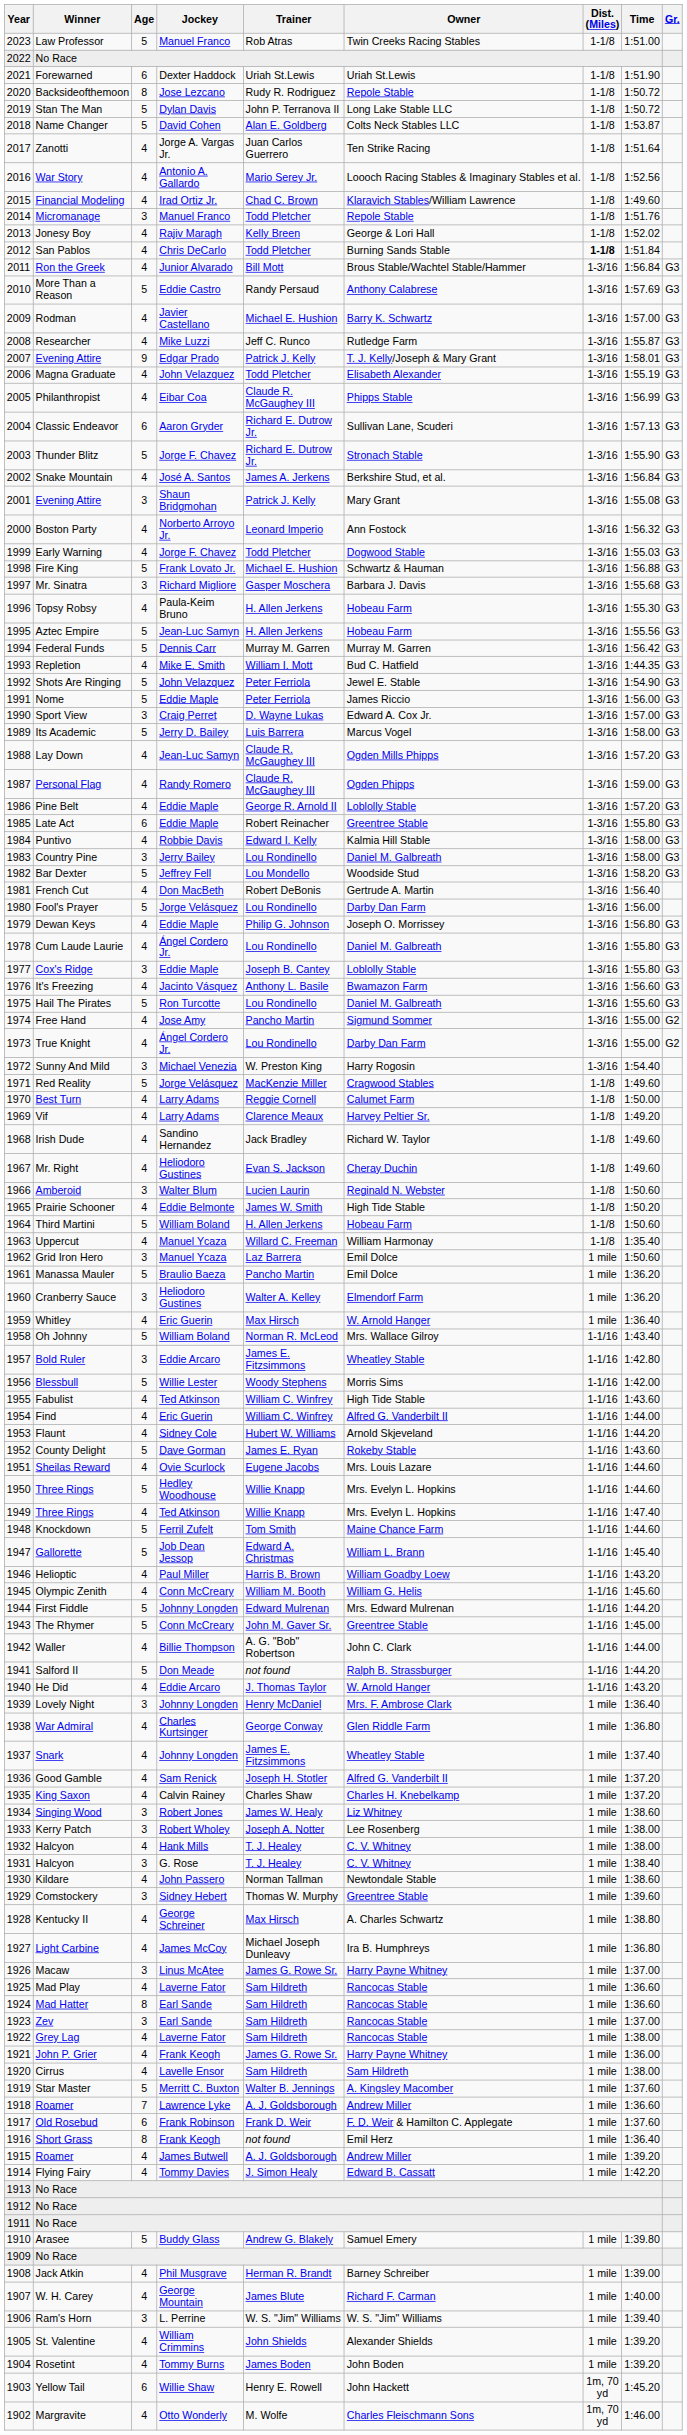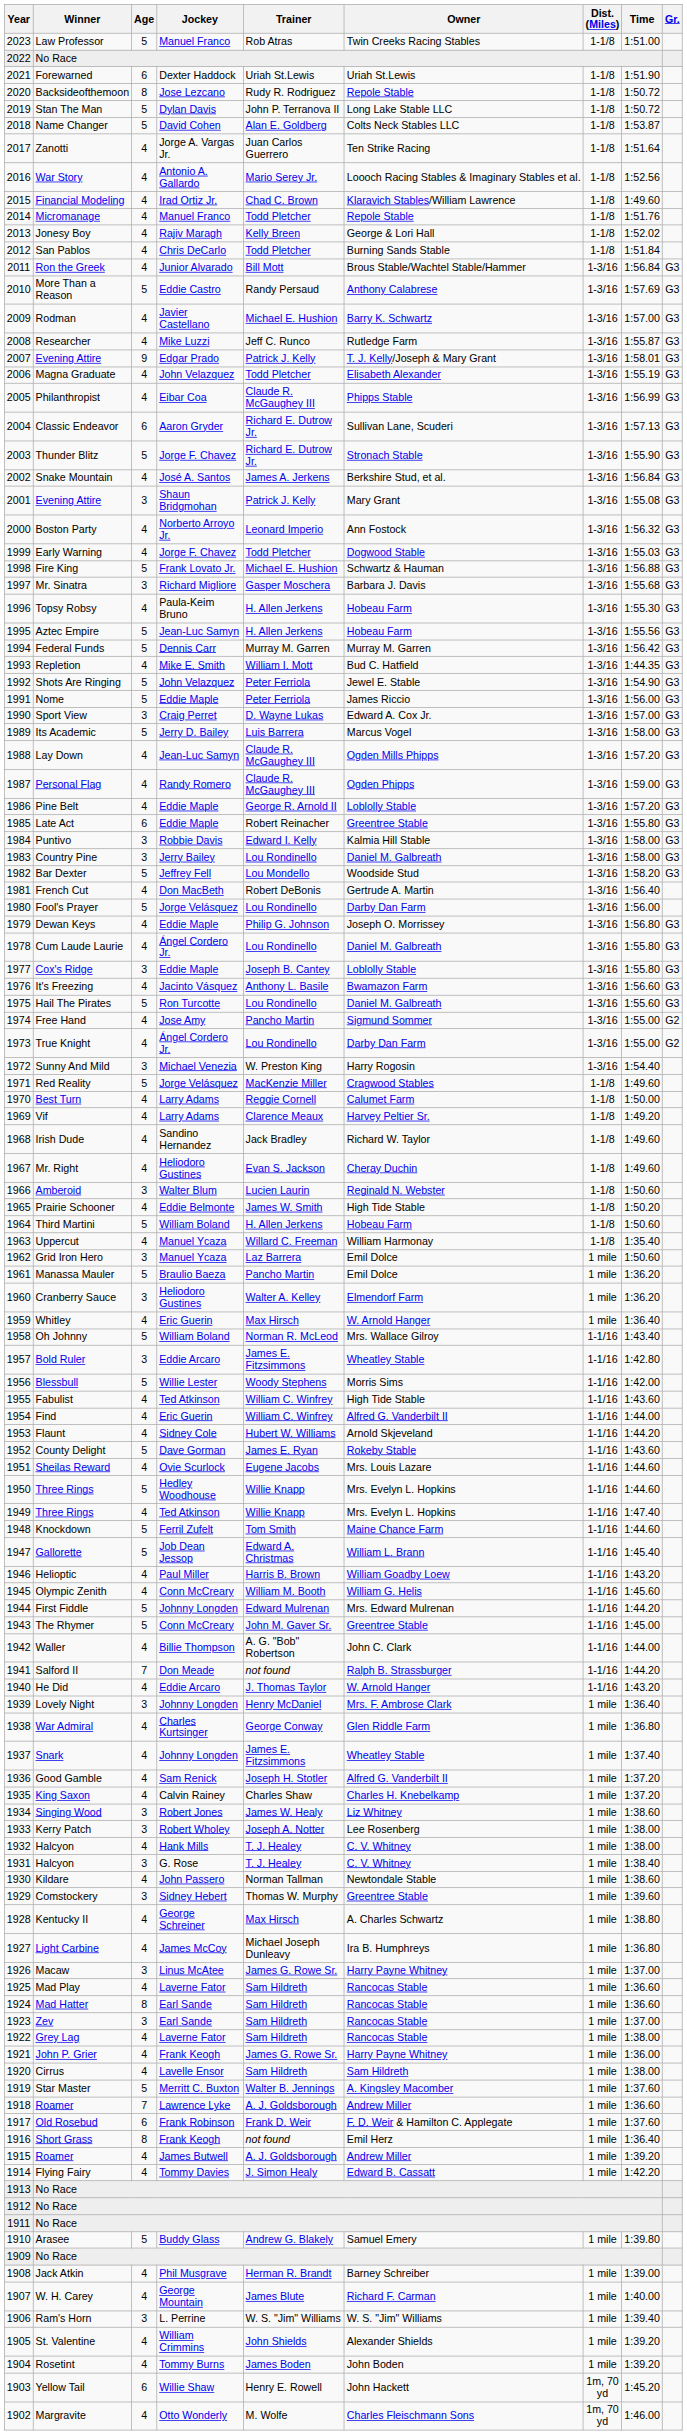(144, 217) 3 -> (144, 217) 4
(602, 251) bold -> (602, 251) normal
(144, 840) 4 -> (144, 840) 3
(144, 1671) 5 -> (144, 1671) 7
